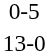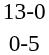rows swapped: (24, 11) <-> (24, 43)
